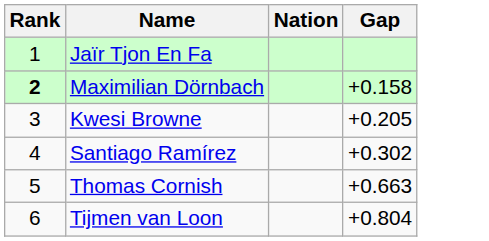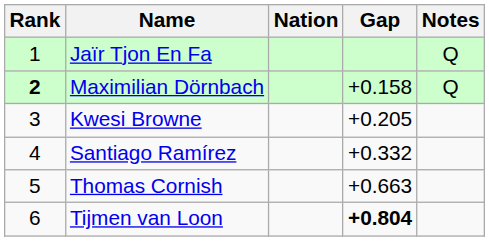+ column: (451, 20)
(380, 152) +0.302 -> (380, 152) +0.332
(380, 218) normal -> (380, 218) bold
